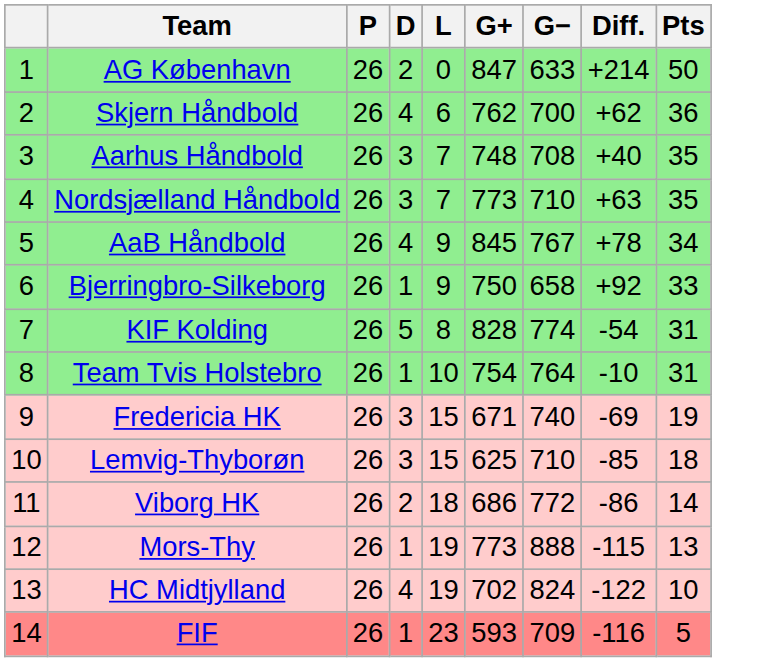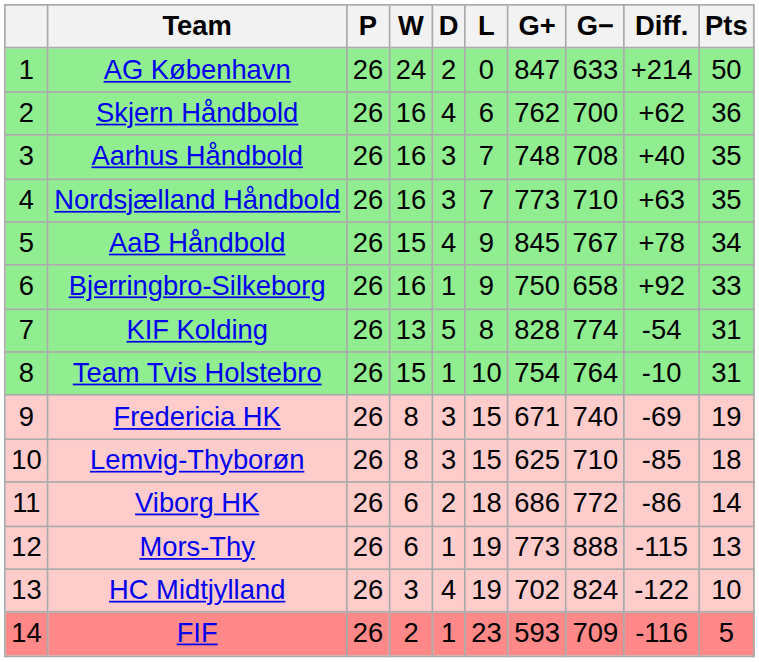+ column: (411, 26)
